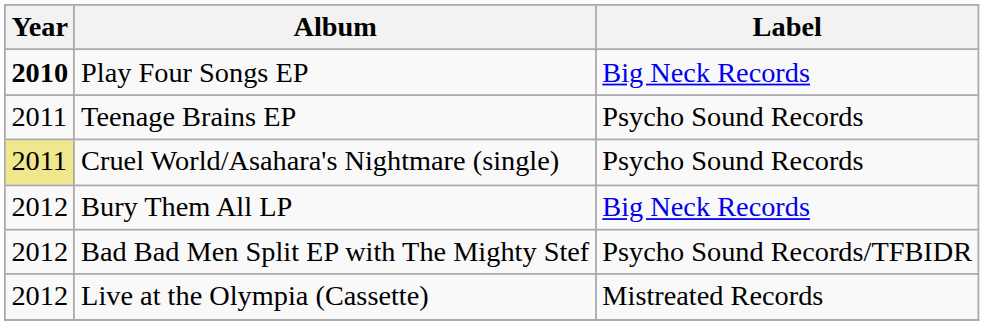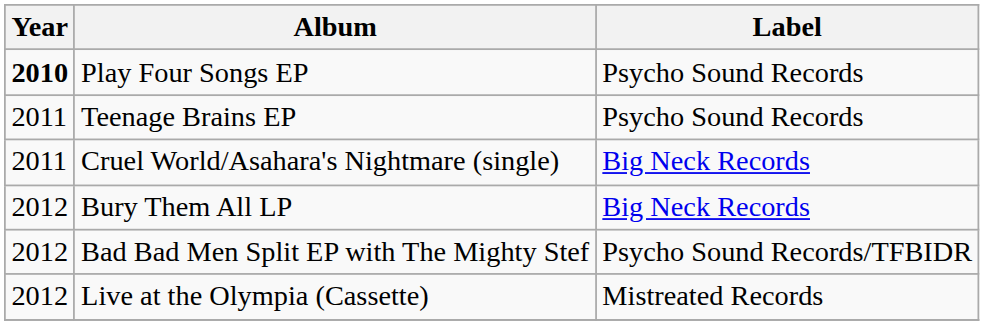(706, 71) Big Neck Records -> (733, 71) Psycho Sound Records
(39, 161) khaki background -> (39, 161) no background
(733, 161) Psycho Sound Records -> (706, 161) Big Neck Records
